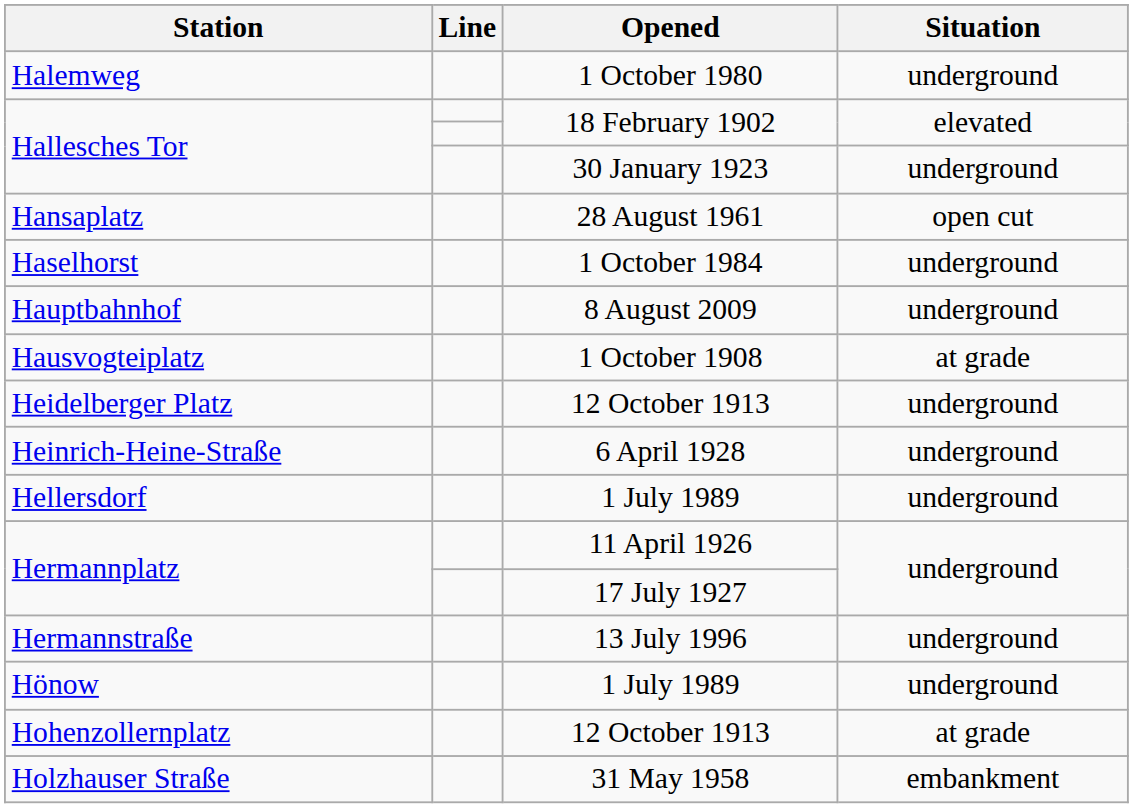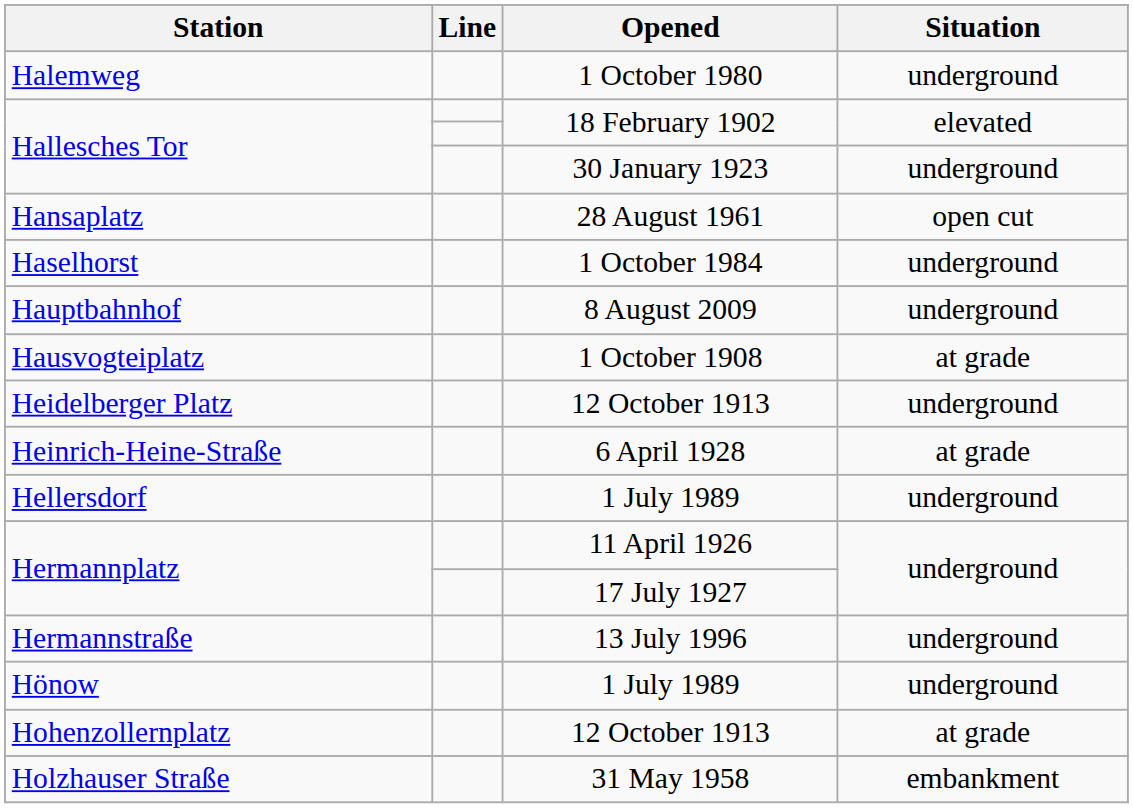(983, 450) underground -> (983, 450) at grade
